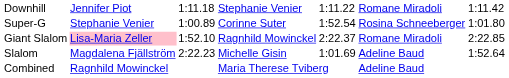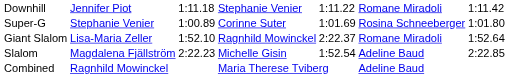(337, 23) 1:52.54 -> (337, 23) 1:01.69
(111, 38) pink background -> (111, 38) no background
(486, 38) 2:22.85 -> (486, 38) 1:52.64
(337, 53) 1:01.69 -> (337, 53) 1:52.54
(486, 53) 1:52.64 -> (486, 53) 2:22.85
